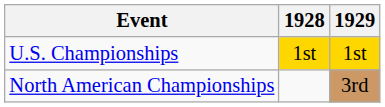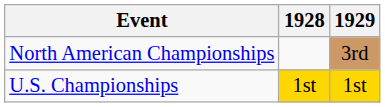rows swapped: (142, 85) <-> (94, 53)
